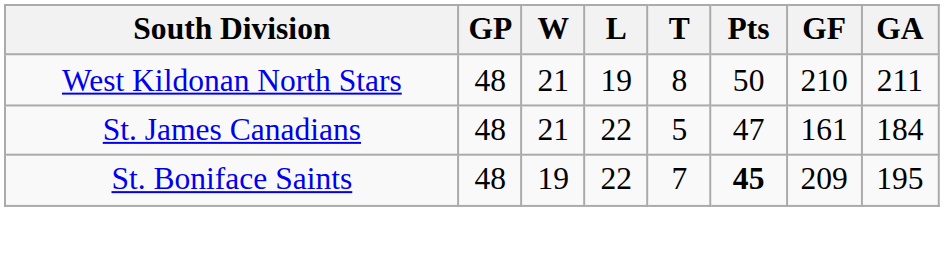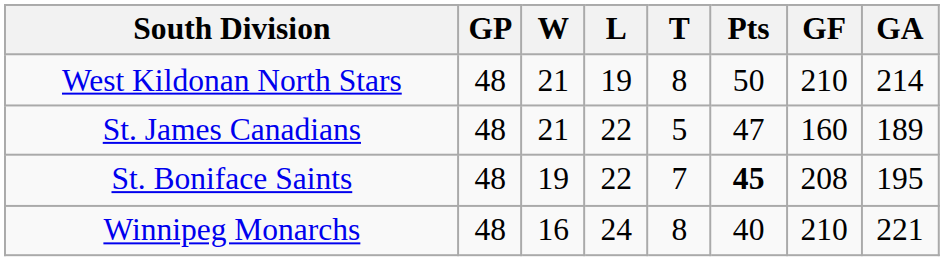(900, 79) 211 -> (900, 79) 214
(824, 129) 161 -> (824, 129) 160
(900, 129) 184 -> (900, 129) 189
(824, 179) 209 -> (824, 179) 208
+ row: (232, 229)
